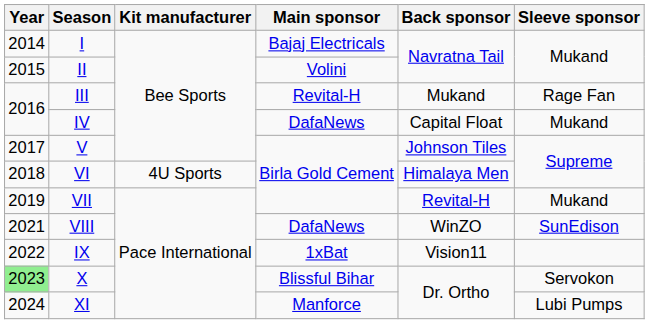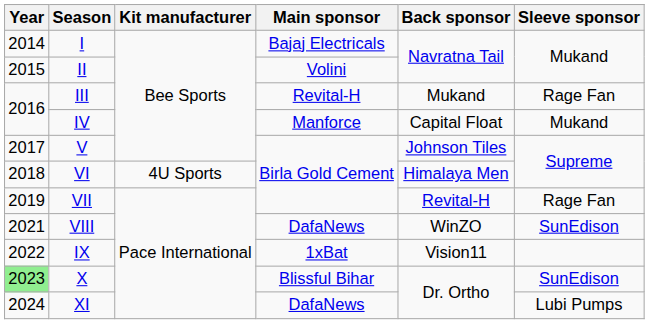(327, 122) DafaNews -> (327, 122) Manforce
(579, 200) Mukand -> (579, 200) Rage Fan
(579, 278) Servokon -> (579, 278) SunEdison
(327, 305) Manforce -> (327, 305) DafaNews
